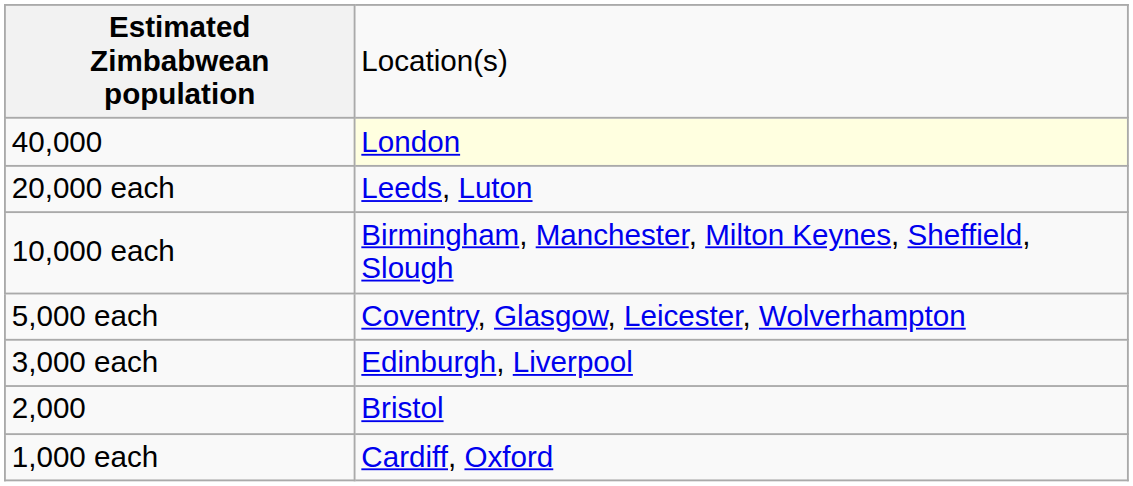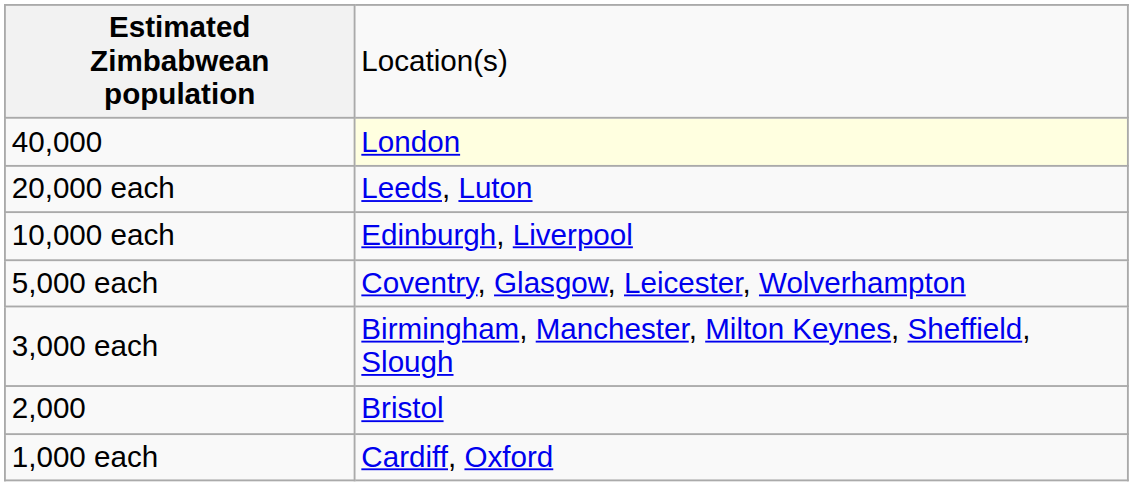(696, 252) Birmingham, Manchester, Milton Keynes, Sheffield, Slough -> (497, 235) Edinburgh, Liverpool
(497, 362) Edinburgh, Liverpool -> (696, 345) Birmingham, Manchester, Milton Keynes, Sheffield, Slough
